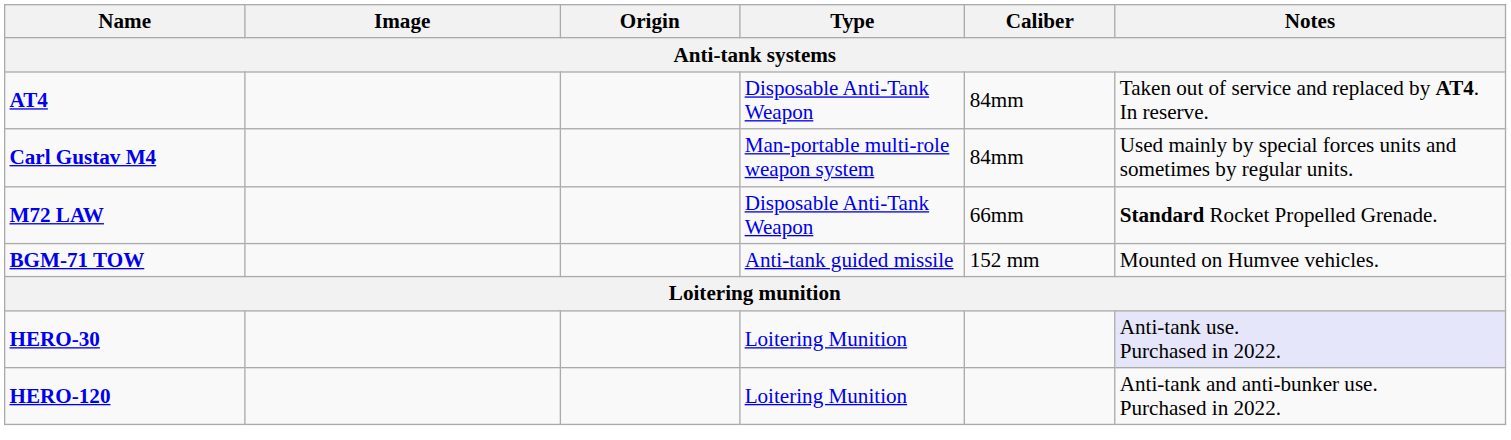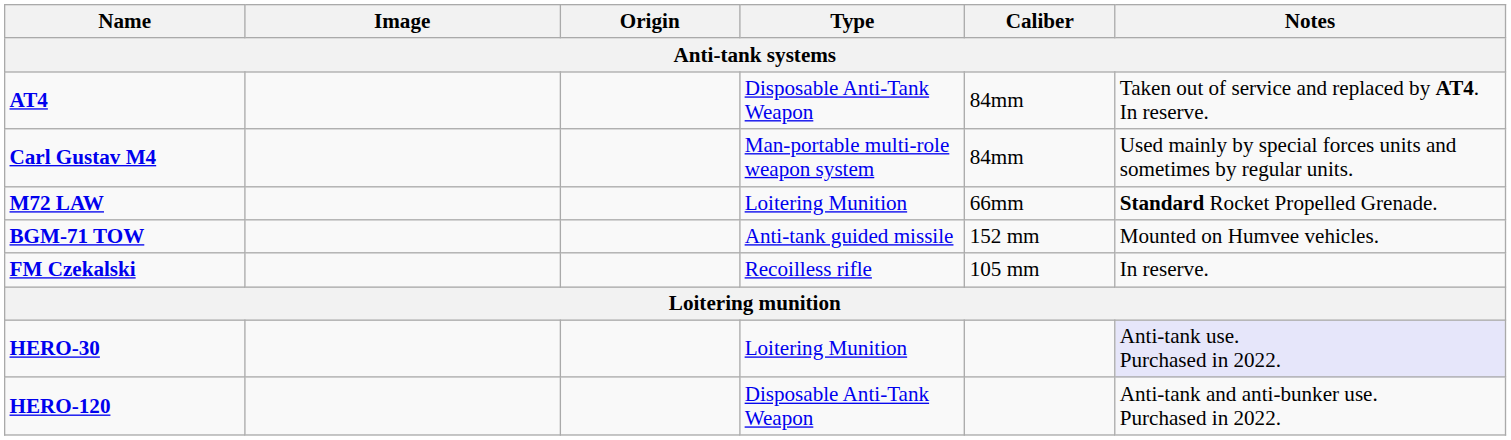(837, 214) Disposable Anti-Tank Weapon -> (826, 202) Loitering Munition
+ row: (73, 269)
(826, 396) Loitering Munition -> (837, 405) Disposable Anti-Tank Weapon
